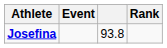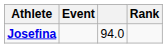(112, 33) 93.8 -> (112, 33) 94.0
